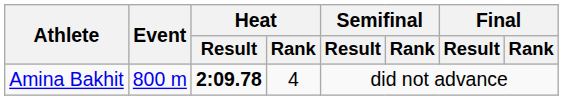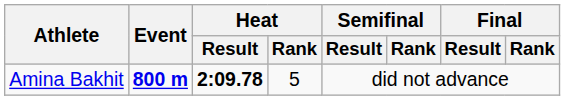(160, 80) normal -> (160, 80) bold
(293, 80) 4 -> (294, 80) 5
